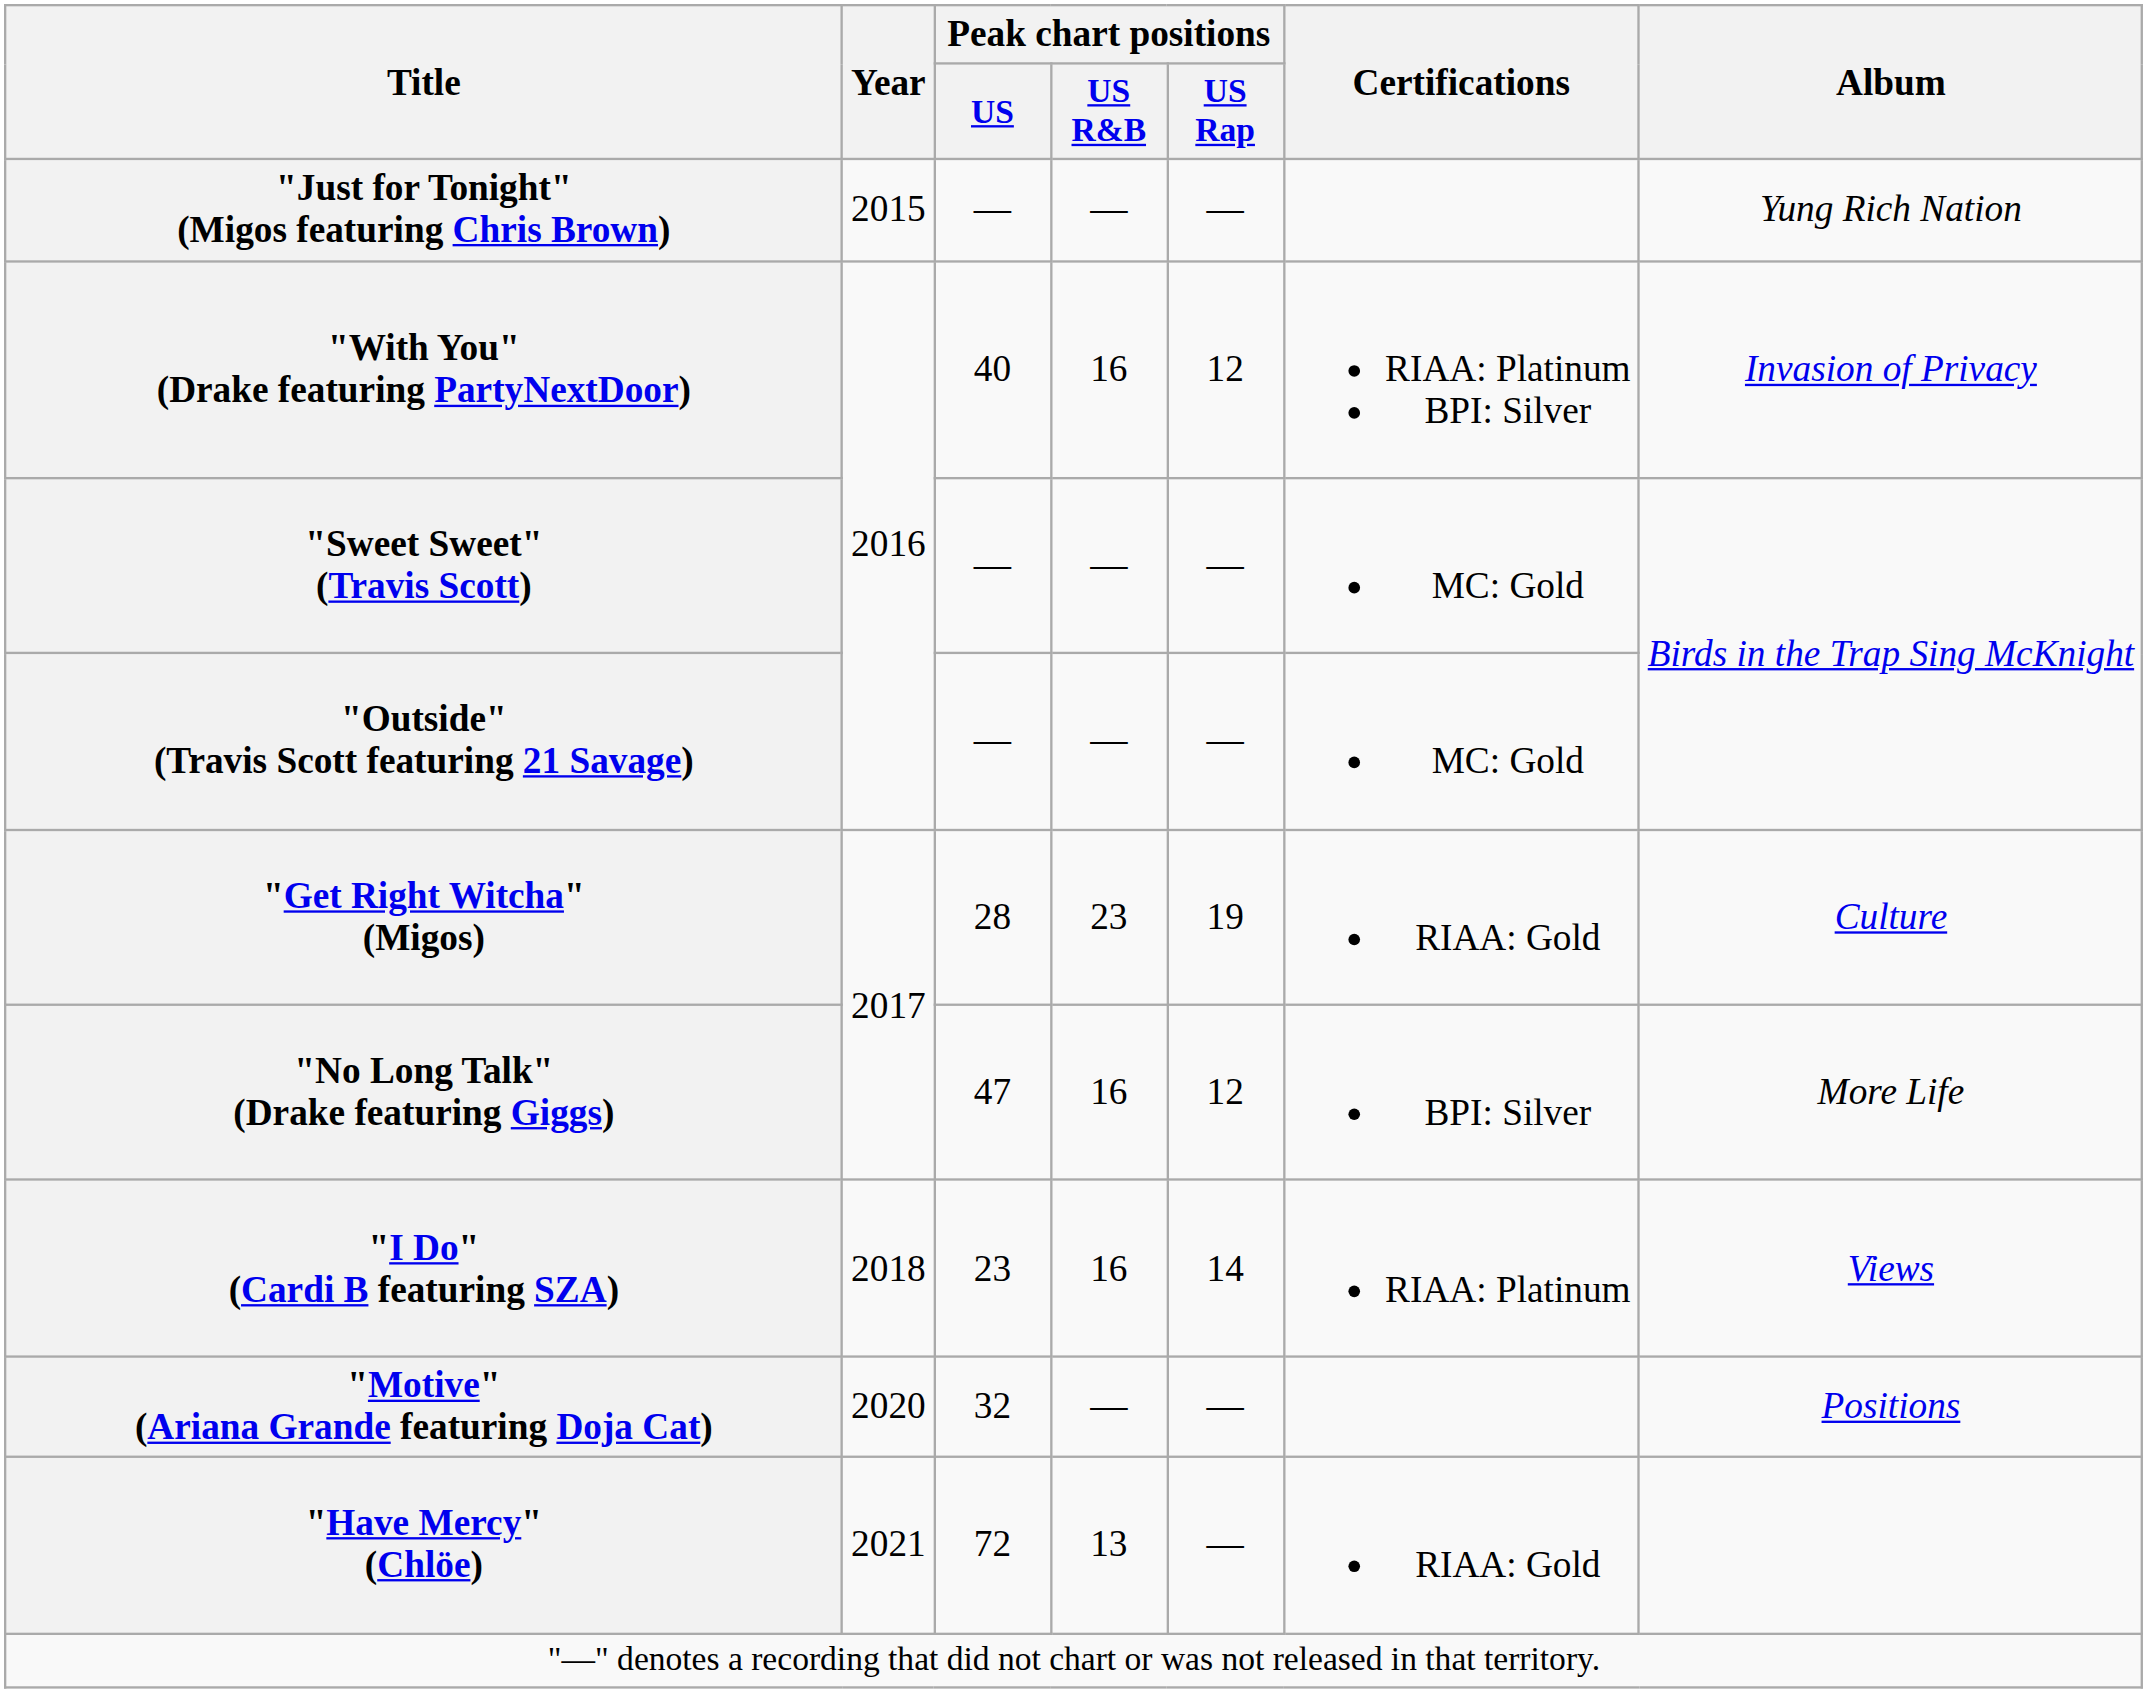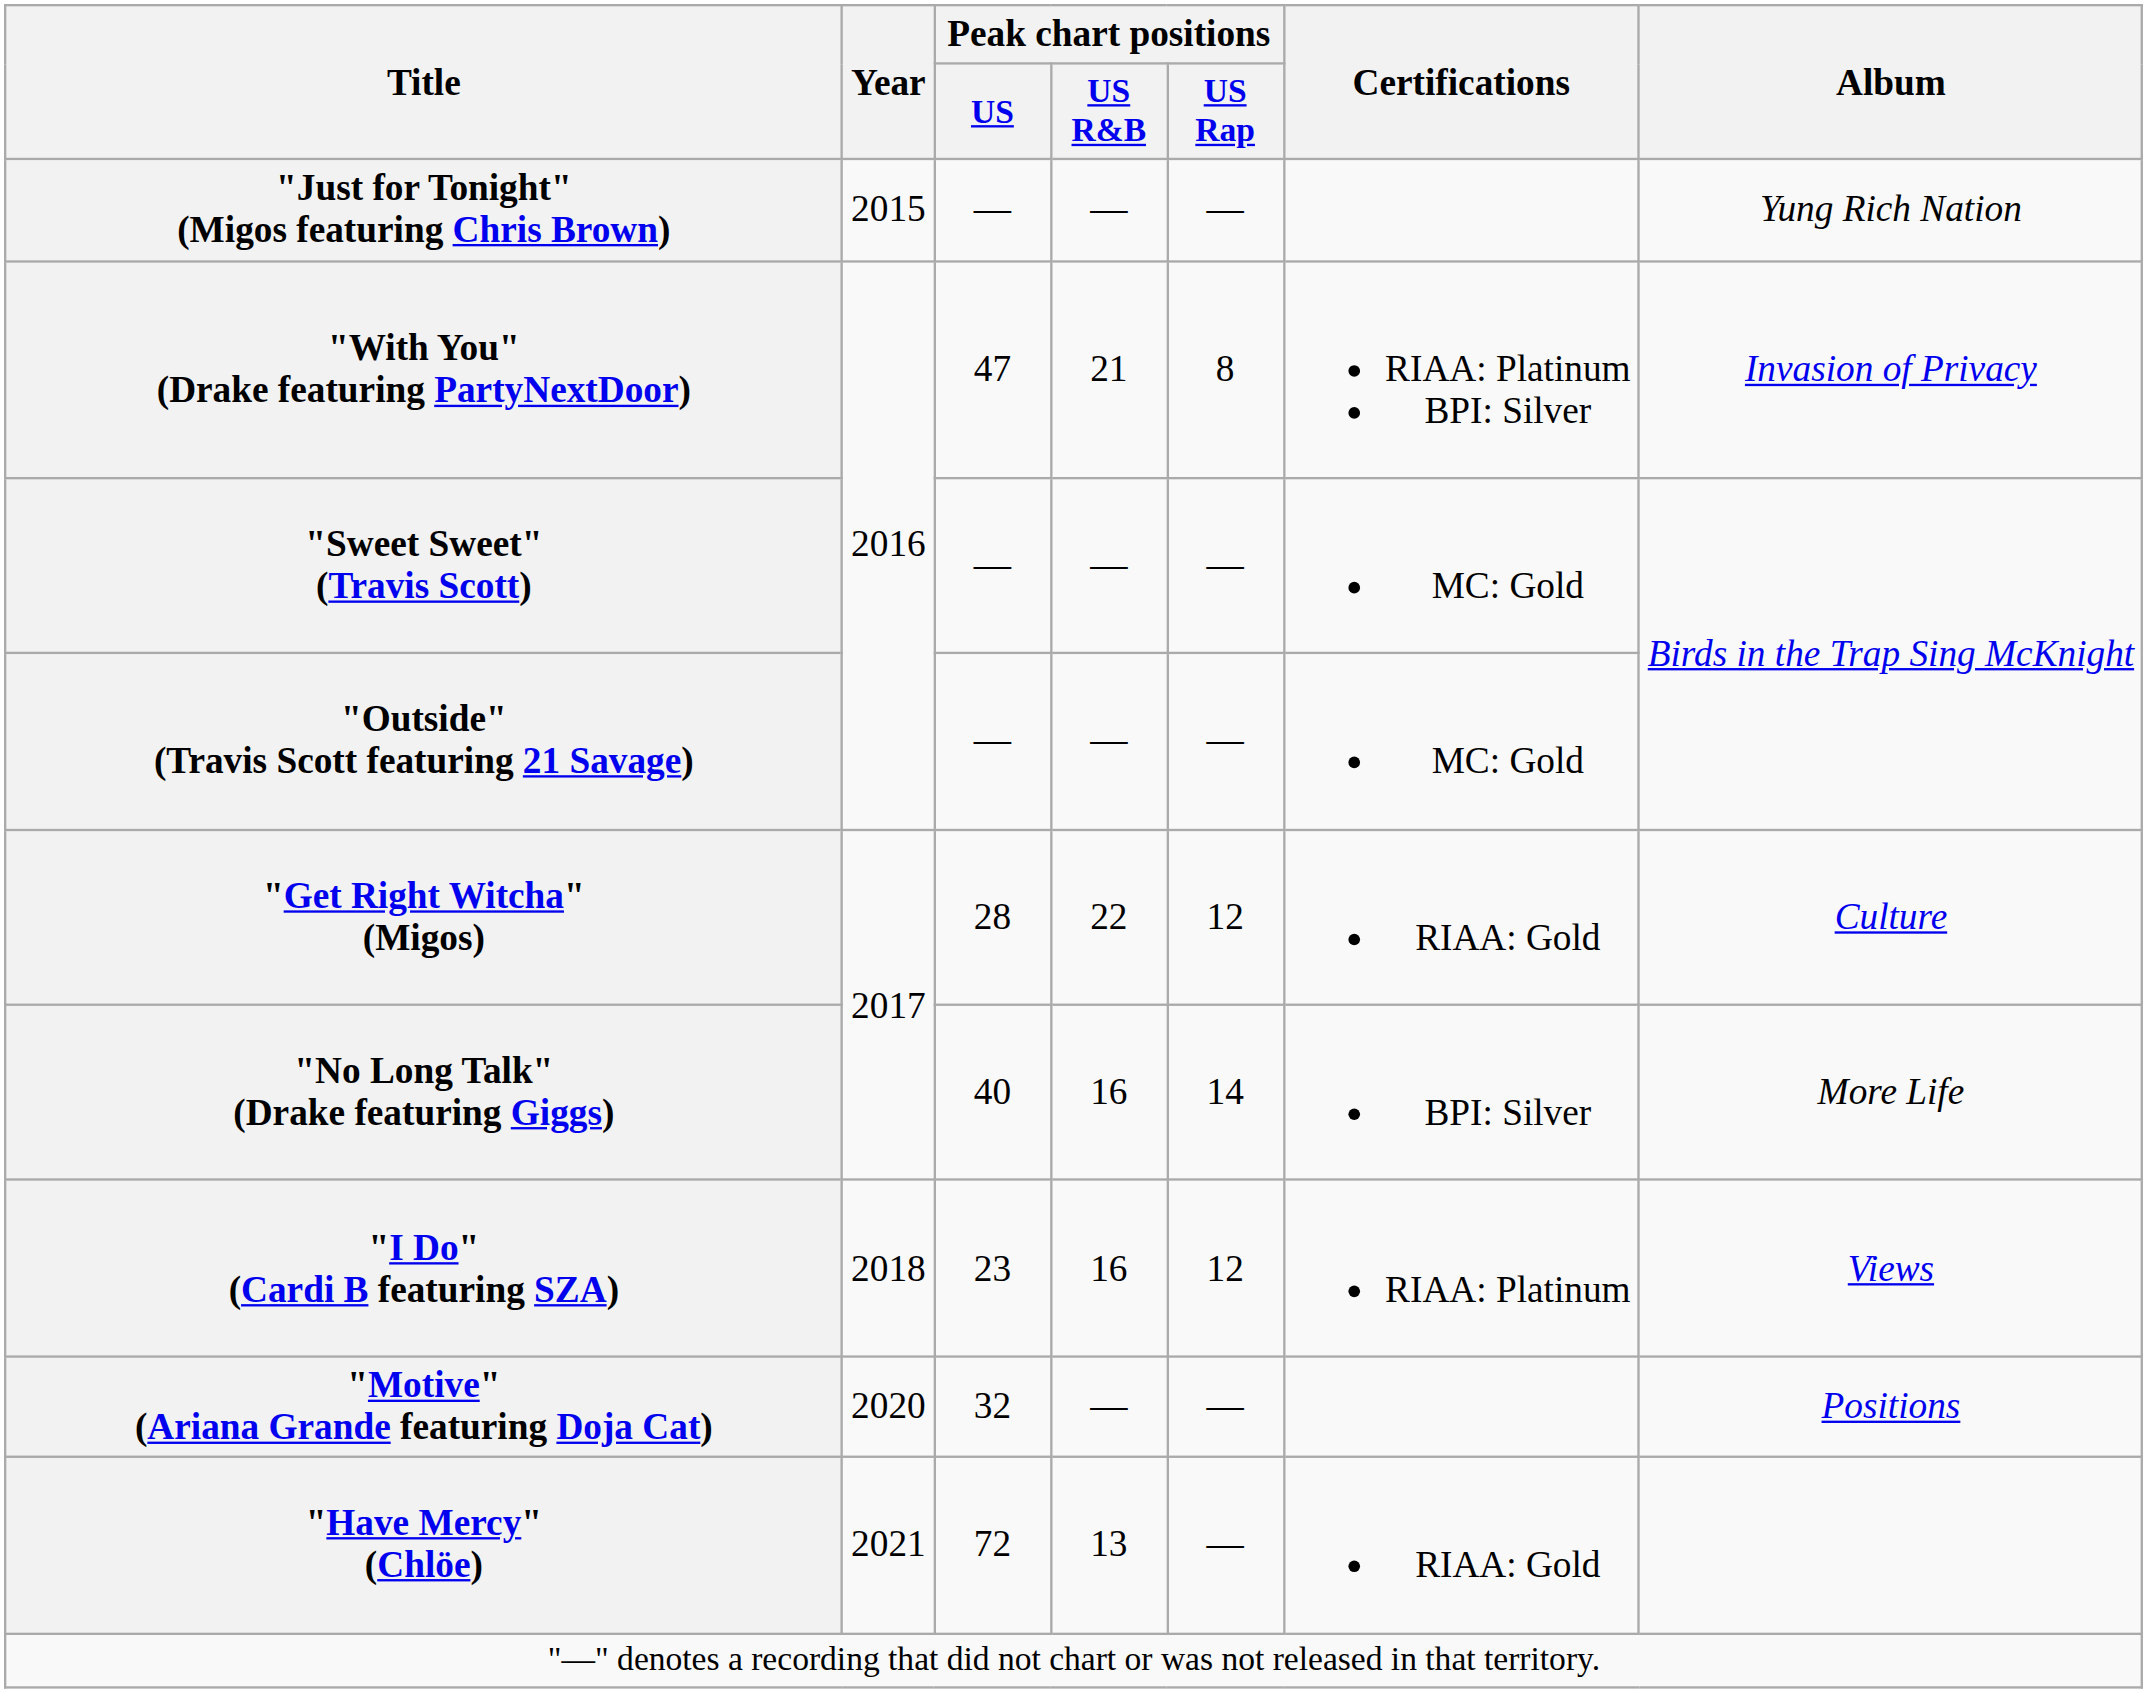(992, 368) 40 -> (992, 368) 47
(1109, 368) 16 -> (1109, 368) 21
(1225, 368) 12 -> (1225, 368) 8
(1109, 916) 23 -> (1109, 916) 22
(1225, 916) 19 -> (1225, 916) 12
(992, 1091) 47 -> (992, 1091) 40
(1225, 1091) 12 -> (1225, 1091) 14
(1225, 1267) 14 -> (1225, 1267) 12
